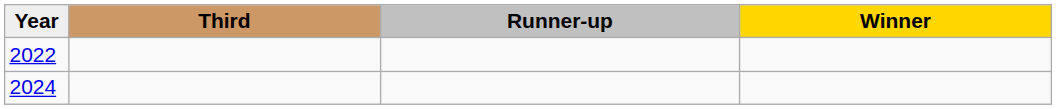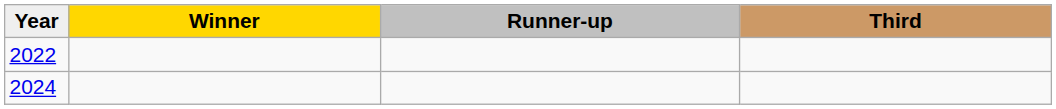columns swapped: (896, 21) <-> (224, 21)
